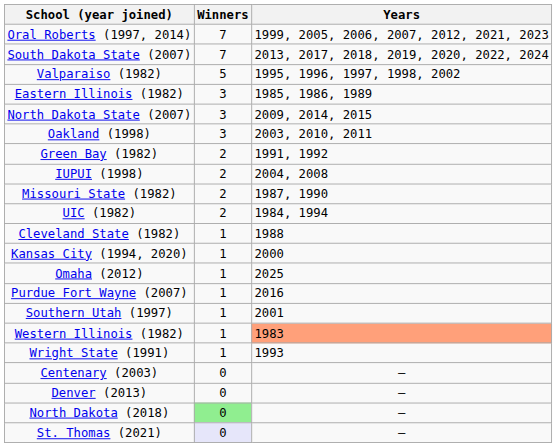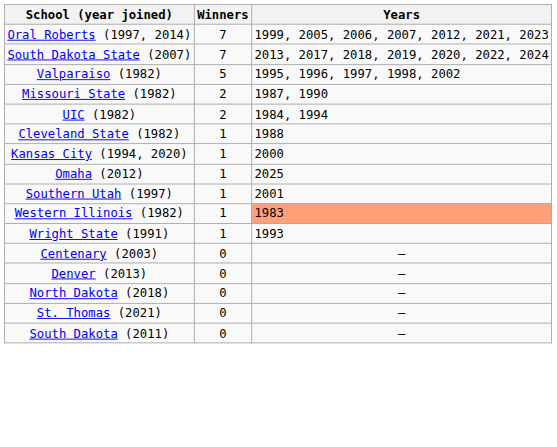- row: (99, 94)
- row: (99, 114)
- row: (99, 134)
- row: (99, 154)
- row: (99, 174)
- row: (99, 293)
(223, 413) lightgreen background -> (223, 293) no background
(223, 433) lavender background -> (223, 313) no background
+ row: (99, 333)
